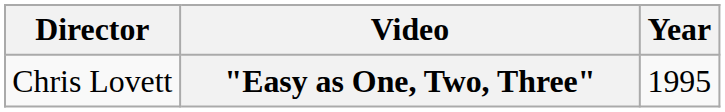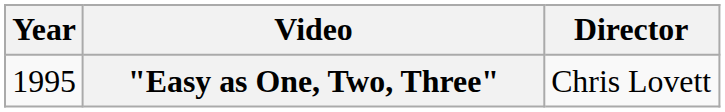columns swapped: (679, 29) <-> (92, 29)
